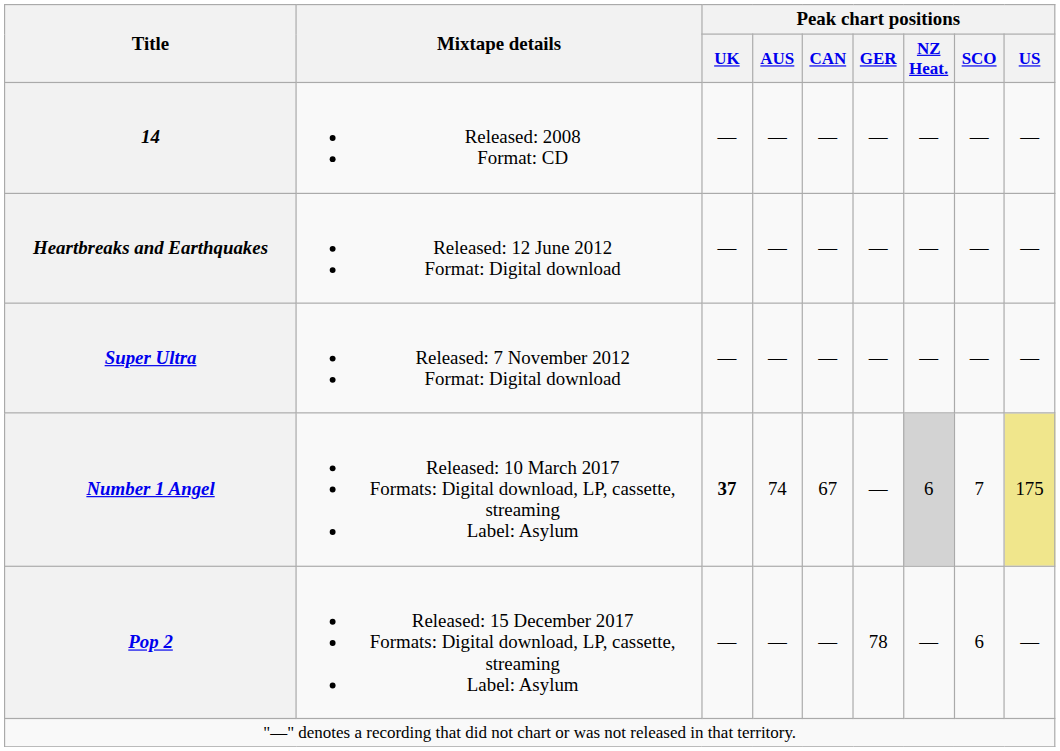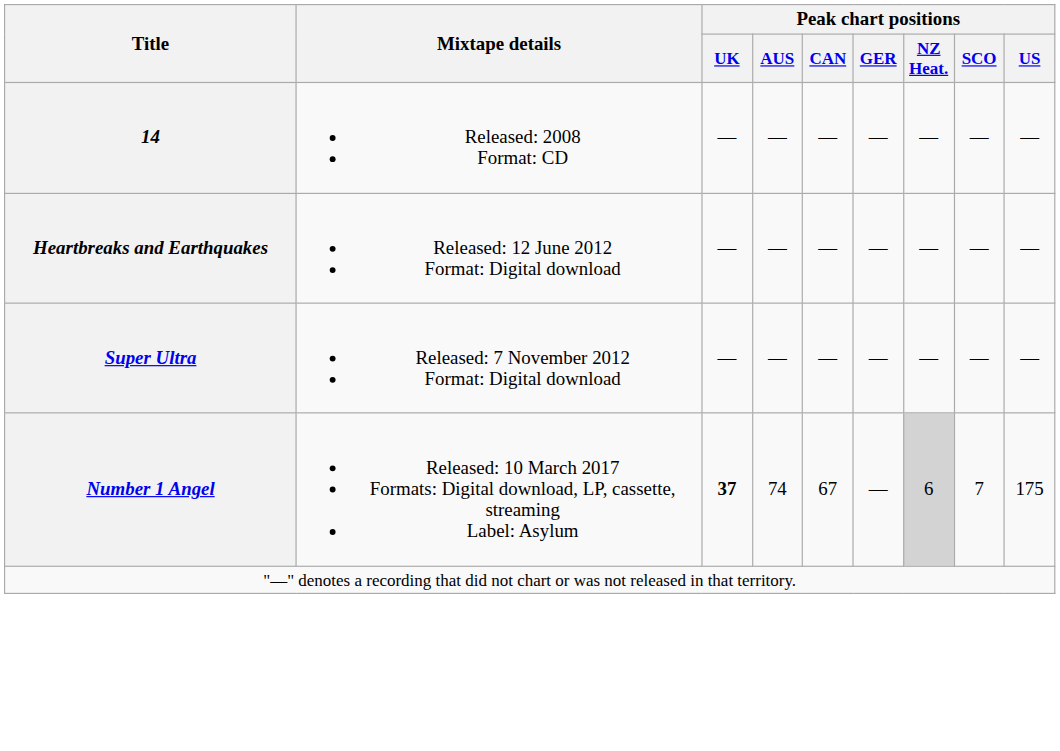(1030, 489) khaki background -> (1030, 489) no background
- row: (151, 642)
